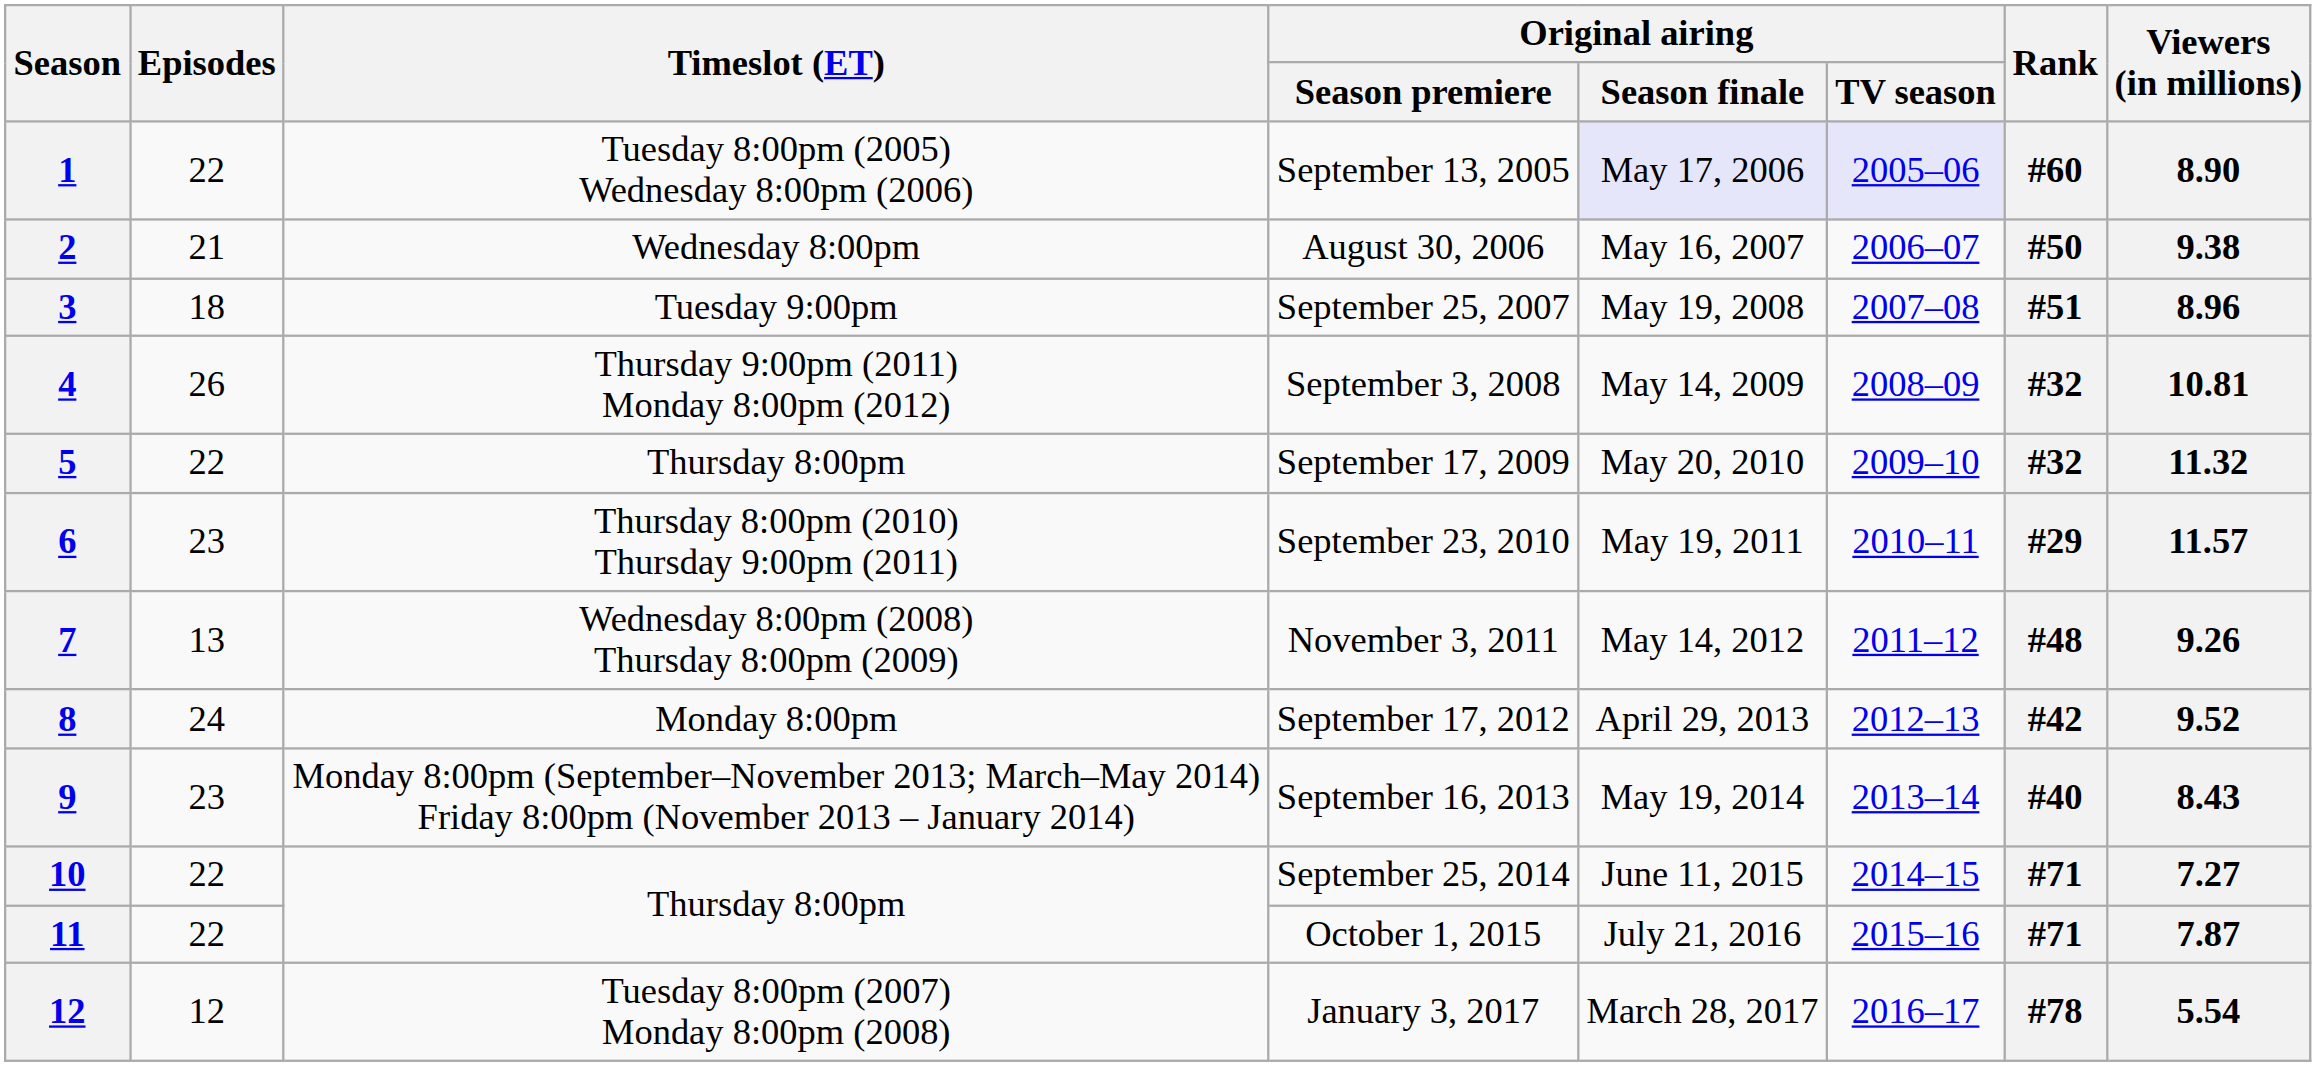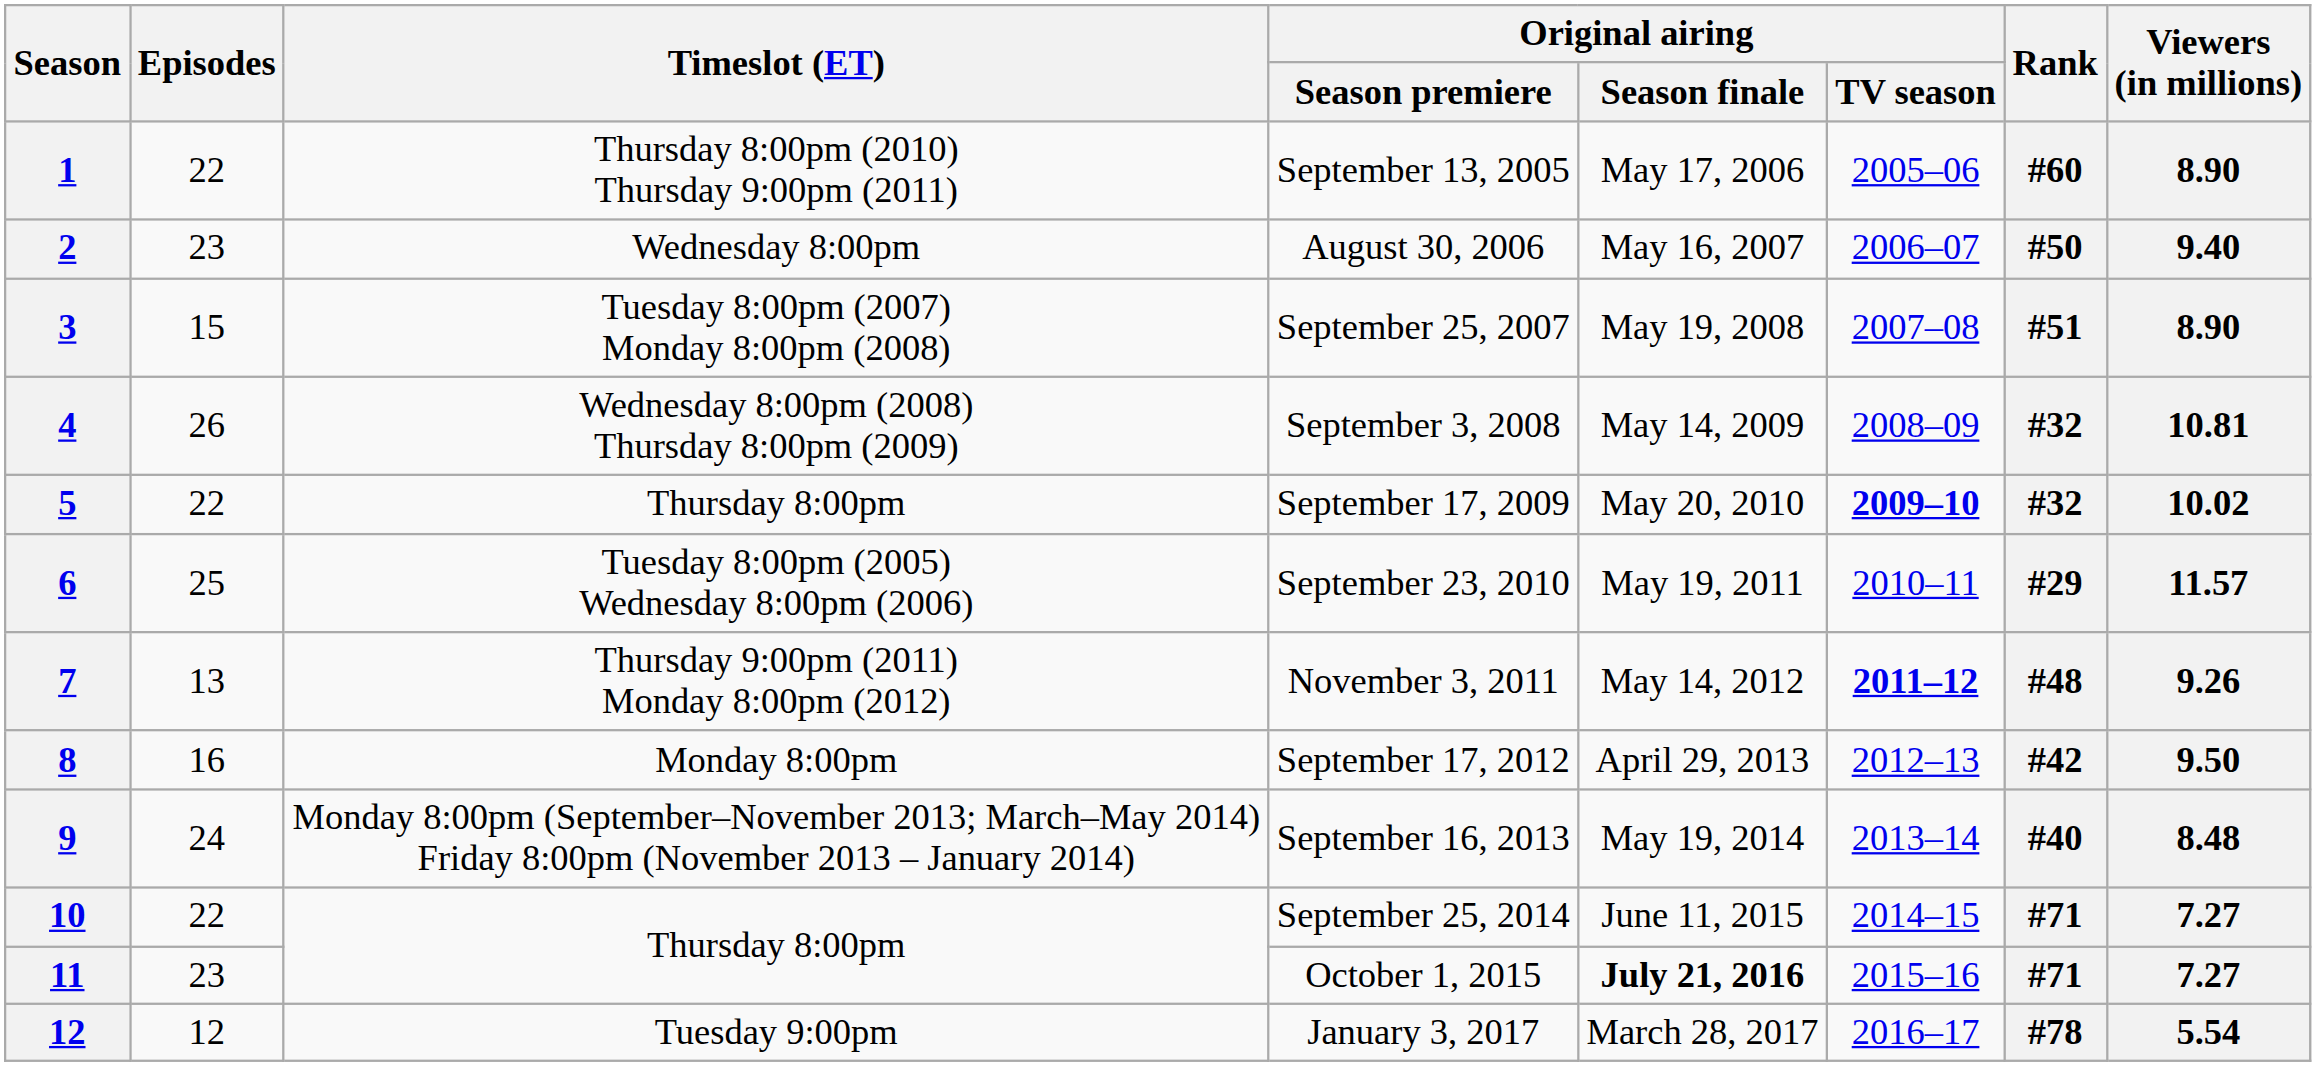(776, 169) Tuesday 8:00pm (2005) Wednesday 8:00pm (2006) -> (776, 169) Thursday 8:00pm (2010) Thursday 9:00pm (2011)
(1702, 169) lavender background -> (1702, 169) no background
(1916, 169) lavender background -> (1916, 169) no background
(207, 248) 21 -> (207, 248) 23
(2208, 248) 9.38 -> (2208, 248) 9.40
(207, 305) 18 -> (207, 326) 15
(776, 305) Tuesday 9:00pm -> (776, 326) Tuesday 8:00pm (2007) Monday 8:00pm (2008)
(2208, 305) 8.96 -> (2208, 326) 8.90
(776, 384) Thursday 9:00pm (2011) Monday 8:00pm (2012) -> (776, 425) Wednesday 8:00pm (2008) Thursday 8:00pm (2009)
(1916, 462) normal -> (1916, 503) bold
(2208, 462) 11.32 -> (2208, 503) 10.02
(207, 541) 23 -> (207, 582) 25
(776, 541) Thursday 8:00pm (2010) Thursday 9:00pm (2011) -> (776, 582) Tuesday 8:00pm (2005) Wednesday 8:00pm (2006)
(776, 639) Wednesday 8:00pm (2008) Thursday 8:00pm (2009) -> (776, 680) Thursday 9:00pm (2011) Monday 8:00pm (2012)
(1916, 639) normal -> (1916, 680) bold
(207, 718) 24 -> (207, 759) 16
(2208, 718) 9.52 -> (2208, 759) 9.50
(207, 796) 23 -> (207, 837) 24
(2208, 796) 8.43 -> (2208, 837) 8.48
(207, 932) 22 -> (207, 973) 23
(1702, 932) normal -> (1702, 973) bold
(2208, 932) 7.87 -> (2208, 973) 7.27
(776, 1011) Tuesday 8:00pm (2007) Monday 8:00pm (2008) -> (776, 1031) Tuesday 9:00pm
